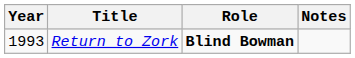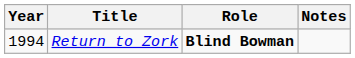(26, 41) 1993 -> (26, 41) 1994
